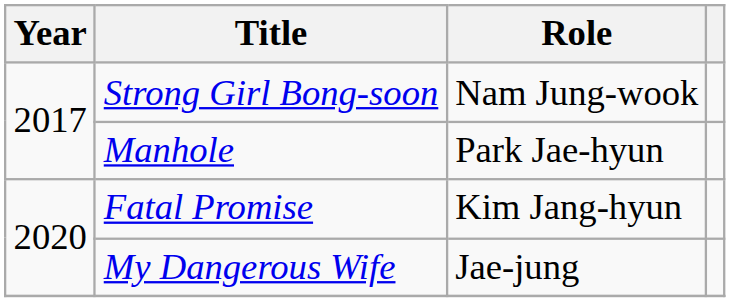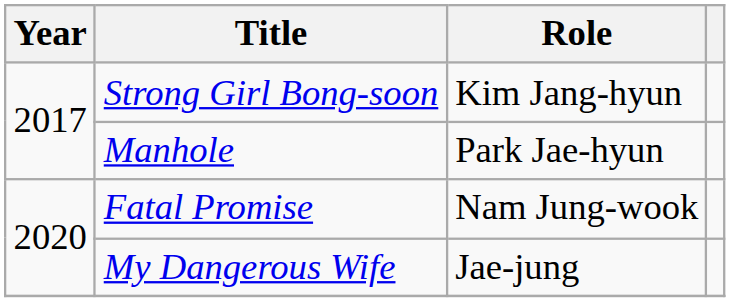(577, 91) Nam Jung-wook -> (569, 91) Kim Jang-hyun
(569, 207) Kim Jang-hyun -> (577, 207) Nam Jung-wook
